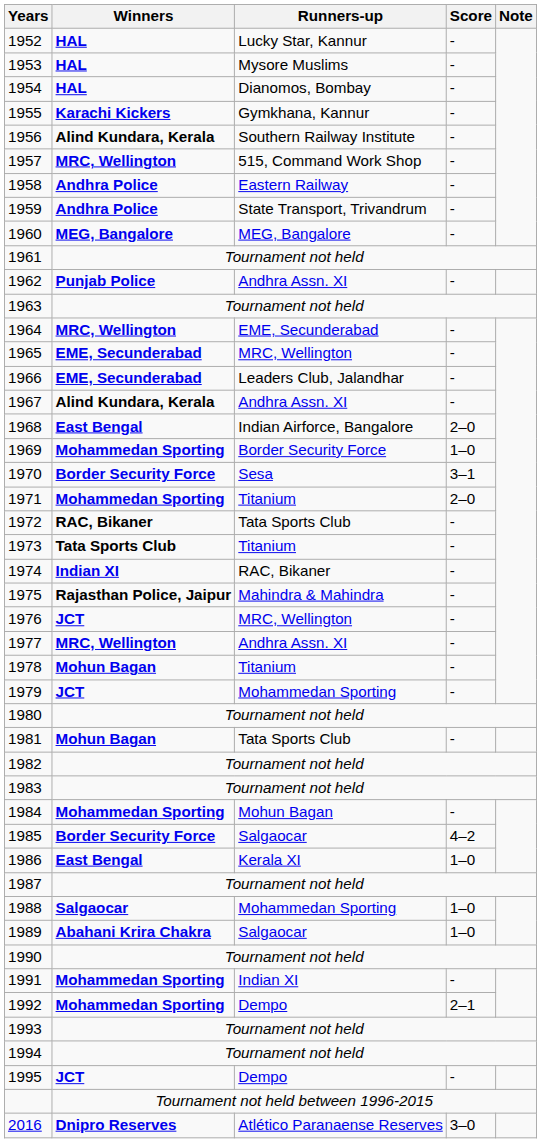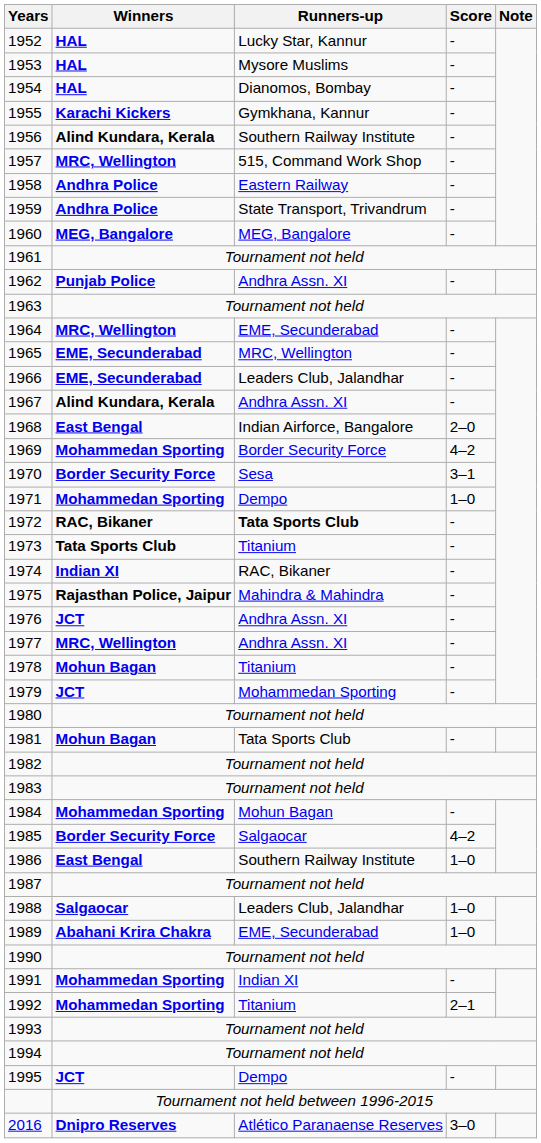(462, 450) 1–0 -> (462, 450) 4–2
(267, 498) Titanium -> (263, 498) Dempo
(462, 498) 2–0 -> (462, 498) 1–0
(294, 522) normal -> (299, 522) bold
(295, 619) MRC, Wellington -> (293, 619) Andhra Assn. XI
(270, 860) Kerala XI -> (327, 860) Southern Railway Institute
(317, 908) Mohammedan Sporting -> (321, 908) Leaders Club, Jalandhar
(273, 932) Salgaocar -> (308, 932) EME, Secunderabad
(263, 1004) Dempo -> (267, 1004) Titanium
